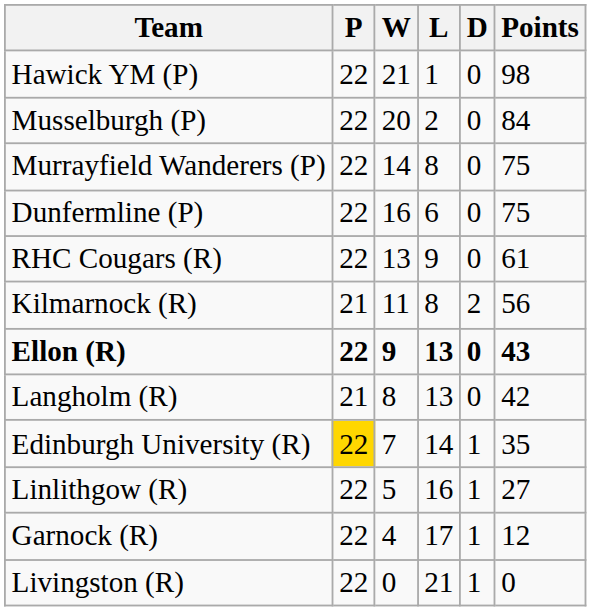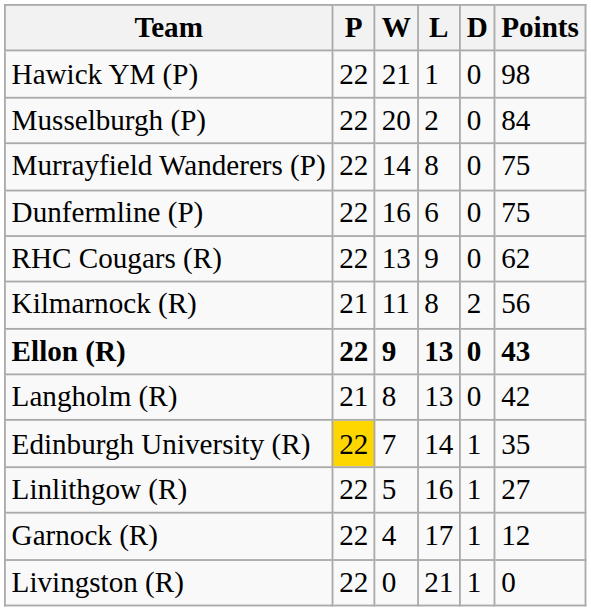(516, 258) 61 -> (516, 258) 62
